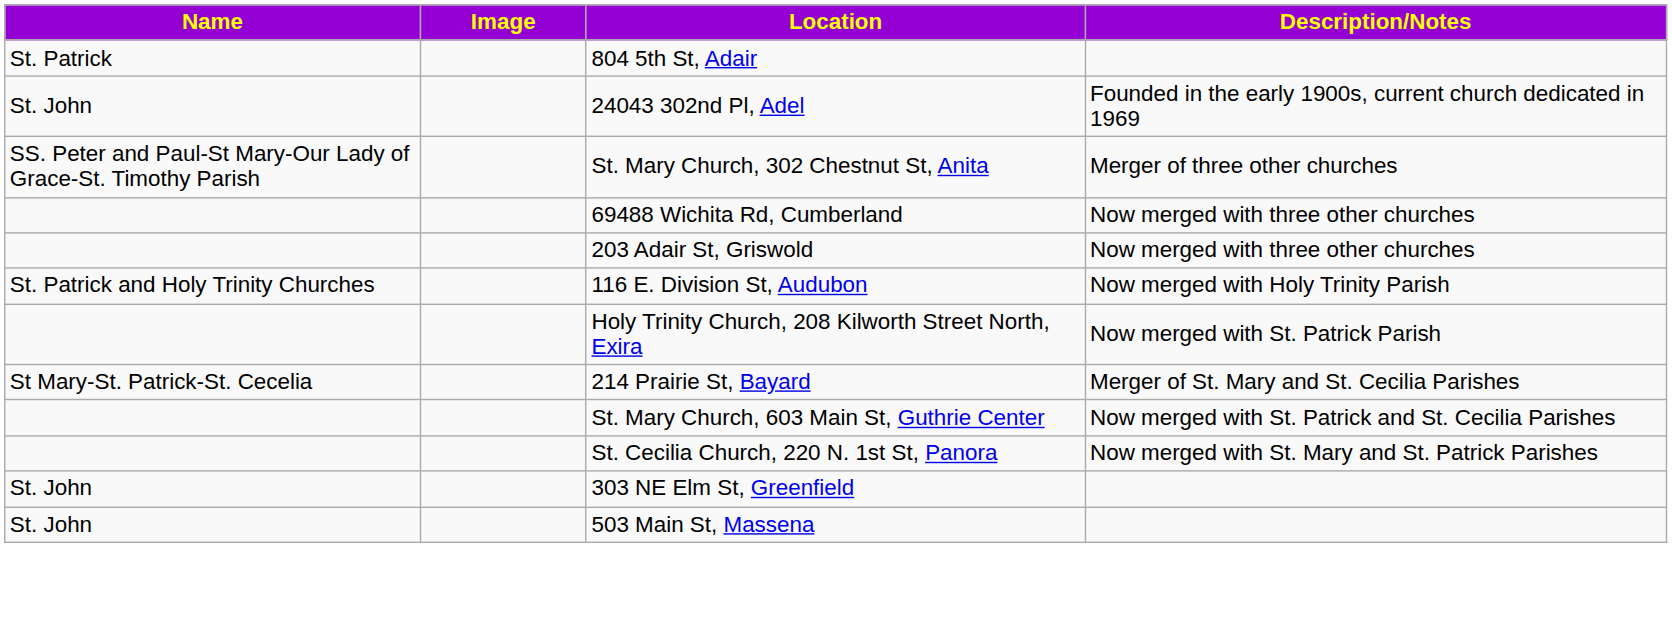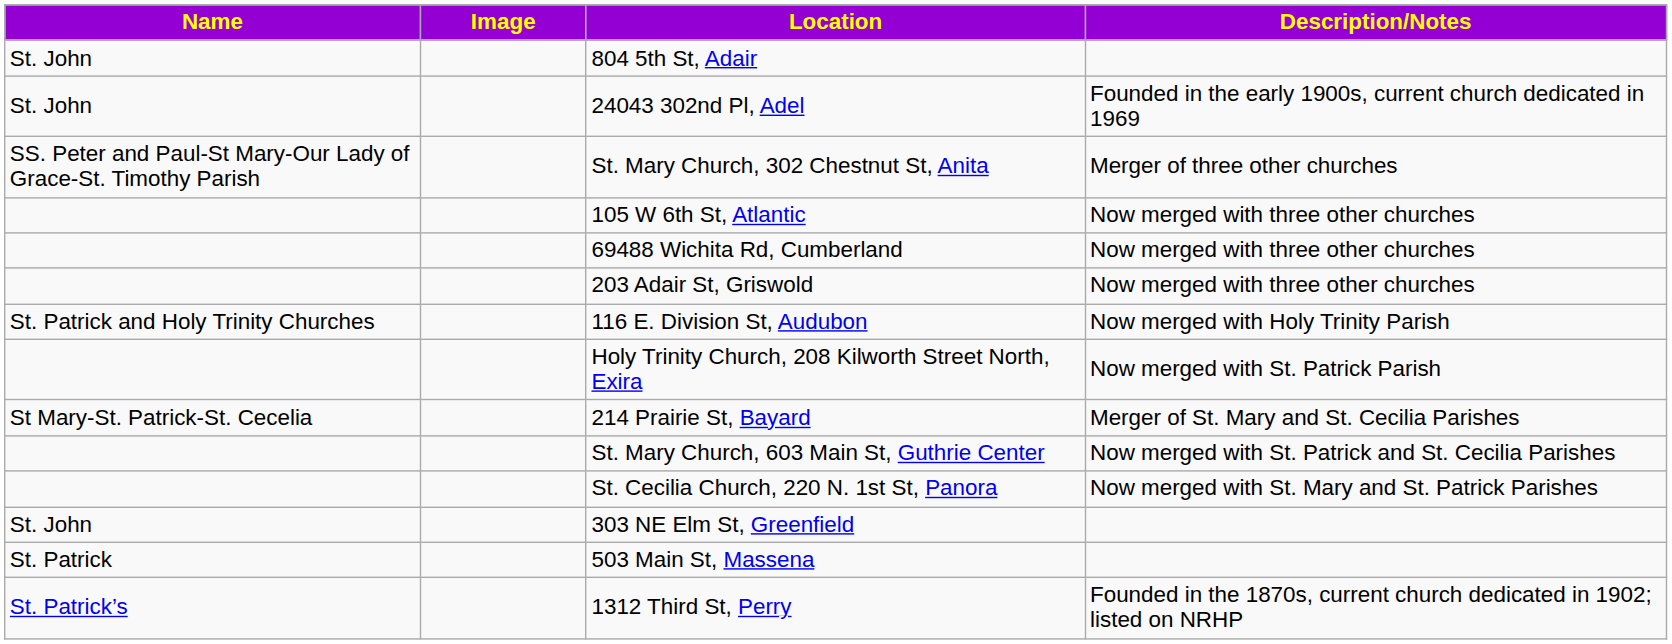(61, 57) St. Patrick -> (51, 57) St. John
+ row: (699, 214)
(51, 524) St. John -> (61, 559) St. Patrick
+ row: (691, 607)
